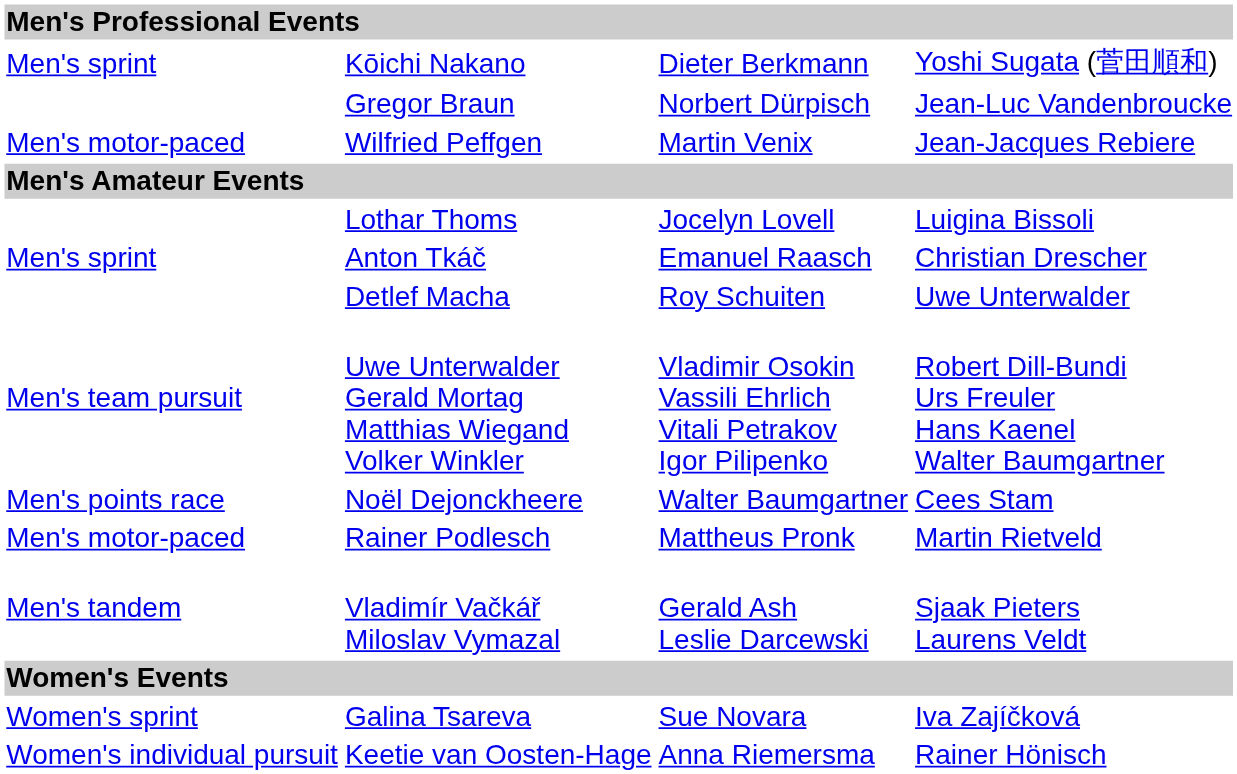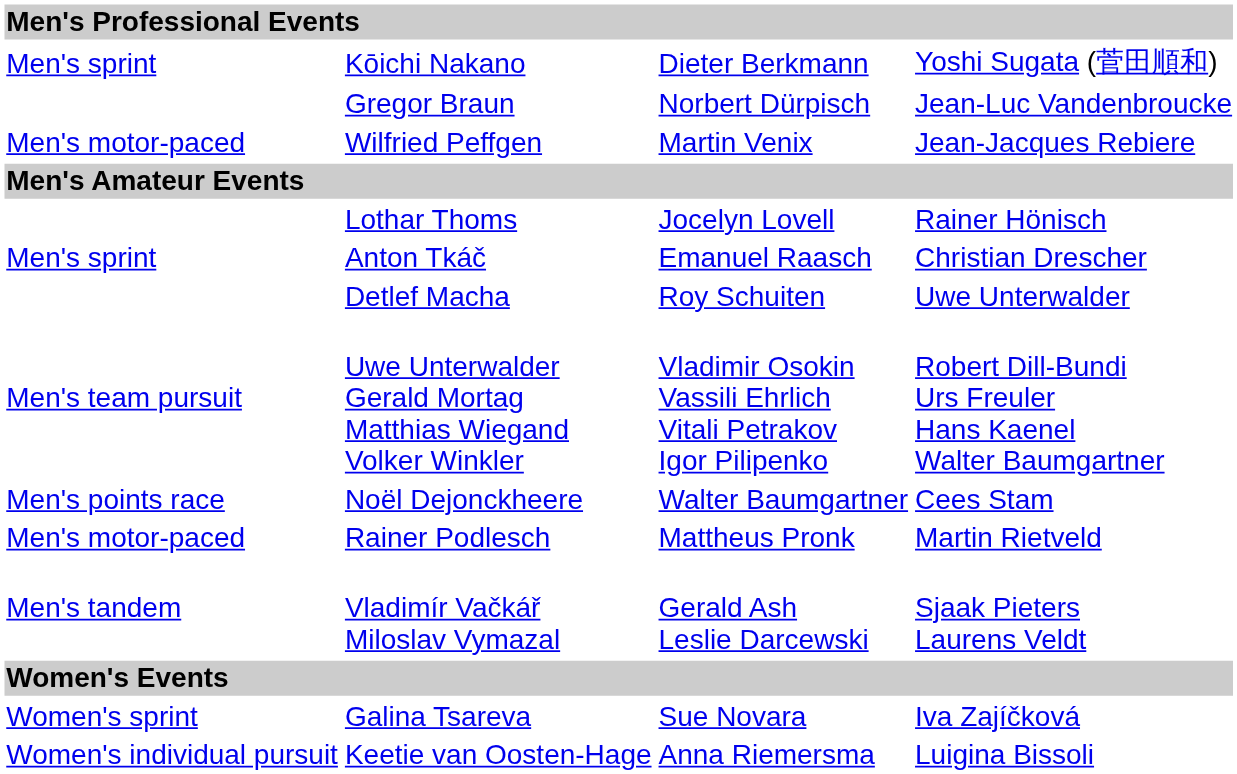(1005, 219) Luigina Bissoli -> (1011, 219) Rainer Hönisch
(1011, 754) Rainer Hönisch -> (1005, 754) Luigina Bissoli
